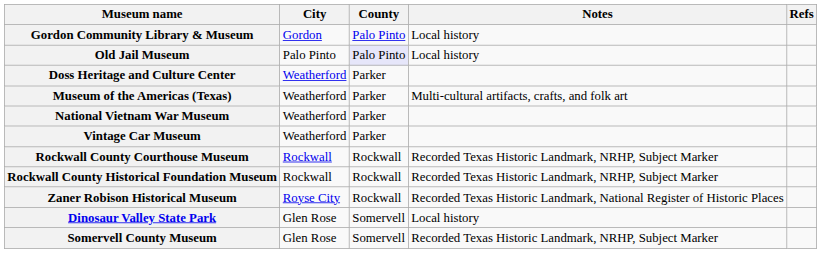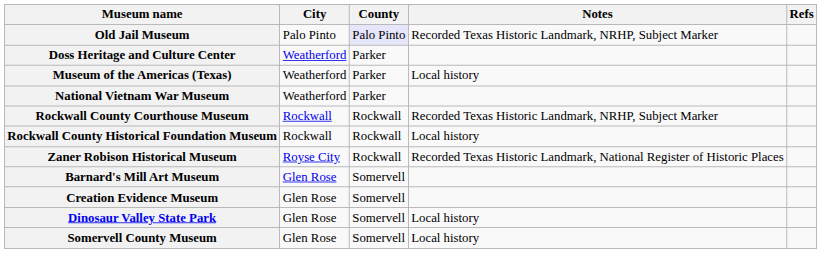- row: (142, 34)
(445, 55) Local history -> (565, 34) Recorded Texas Historic Landmark, NRHP, Subject Marker
(519, 95) Multi-cultural artifacts, crafts, and folk art -> (445, 75) Local history
- row: (142, 136)
(565, 177) Recorded Texas Historic Landmark, NRHP, Subject Marker -> (445, 136) Local history
+ row: (142, 177)
+ row: (142, 197)
(565, 237) Recorded Texas Historic Landmark, NRHP, Subject Marker -> (445, 237) Local history
